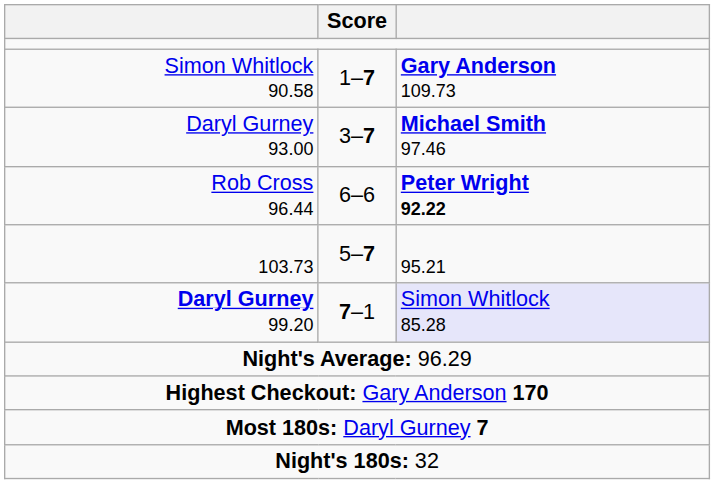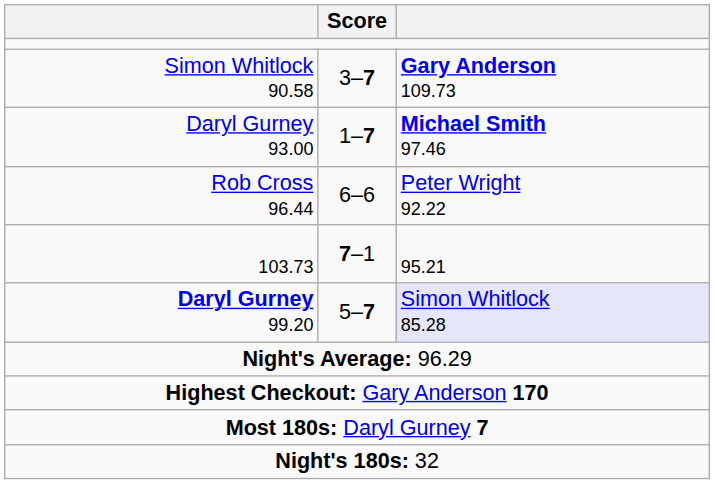(357, 77) 1–7 -> (357, 77) 3–7
(357, 136) 3–7 -> (357, 136) 1–7
(465, 195) bold -> (461, 195) normal
(357, 253) 5–7 -> (357, 253) 7–1
(357, 312) 7–1 -> (357, 312) 5–7
